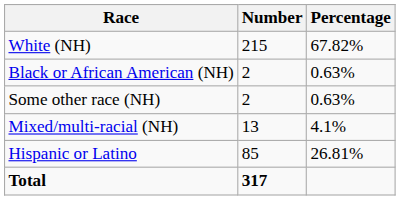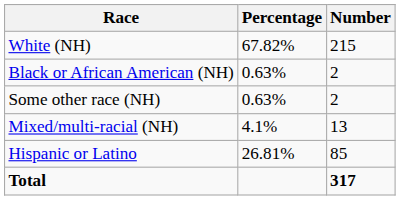columns swapped: (272, 18) <-> (351, 18)
